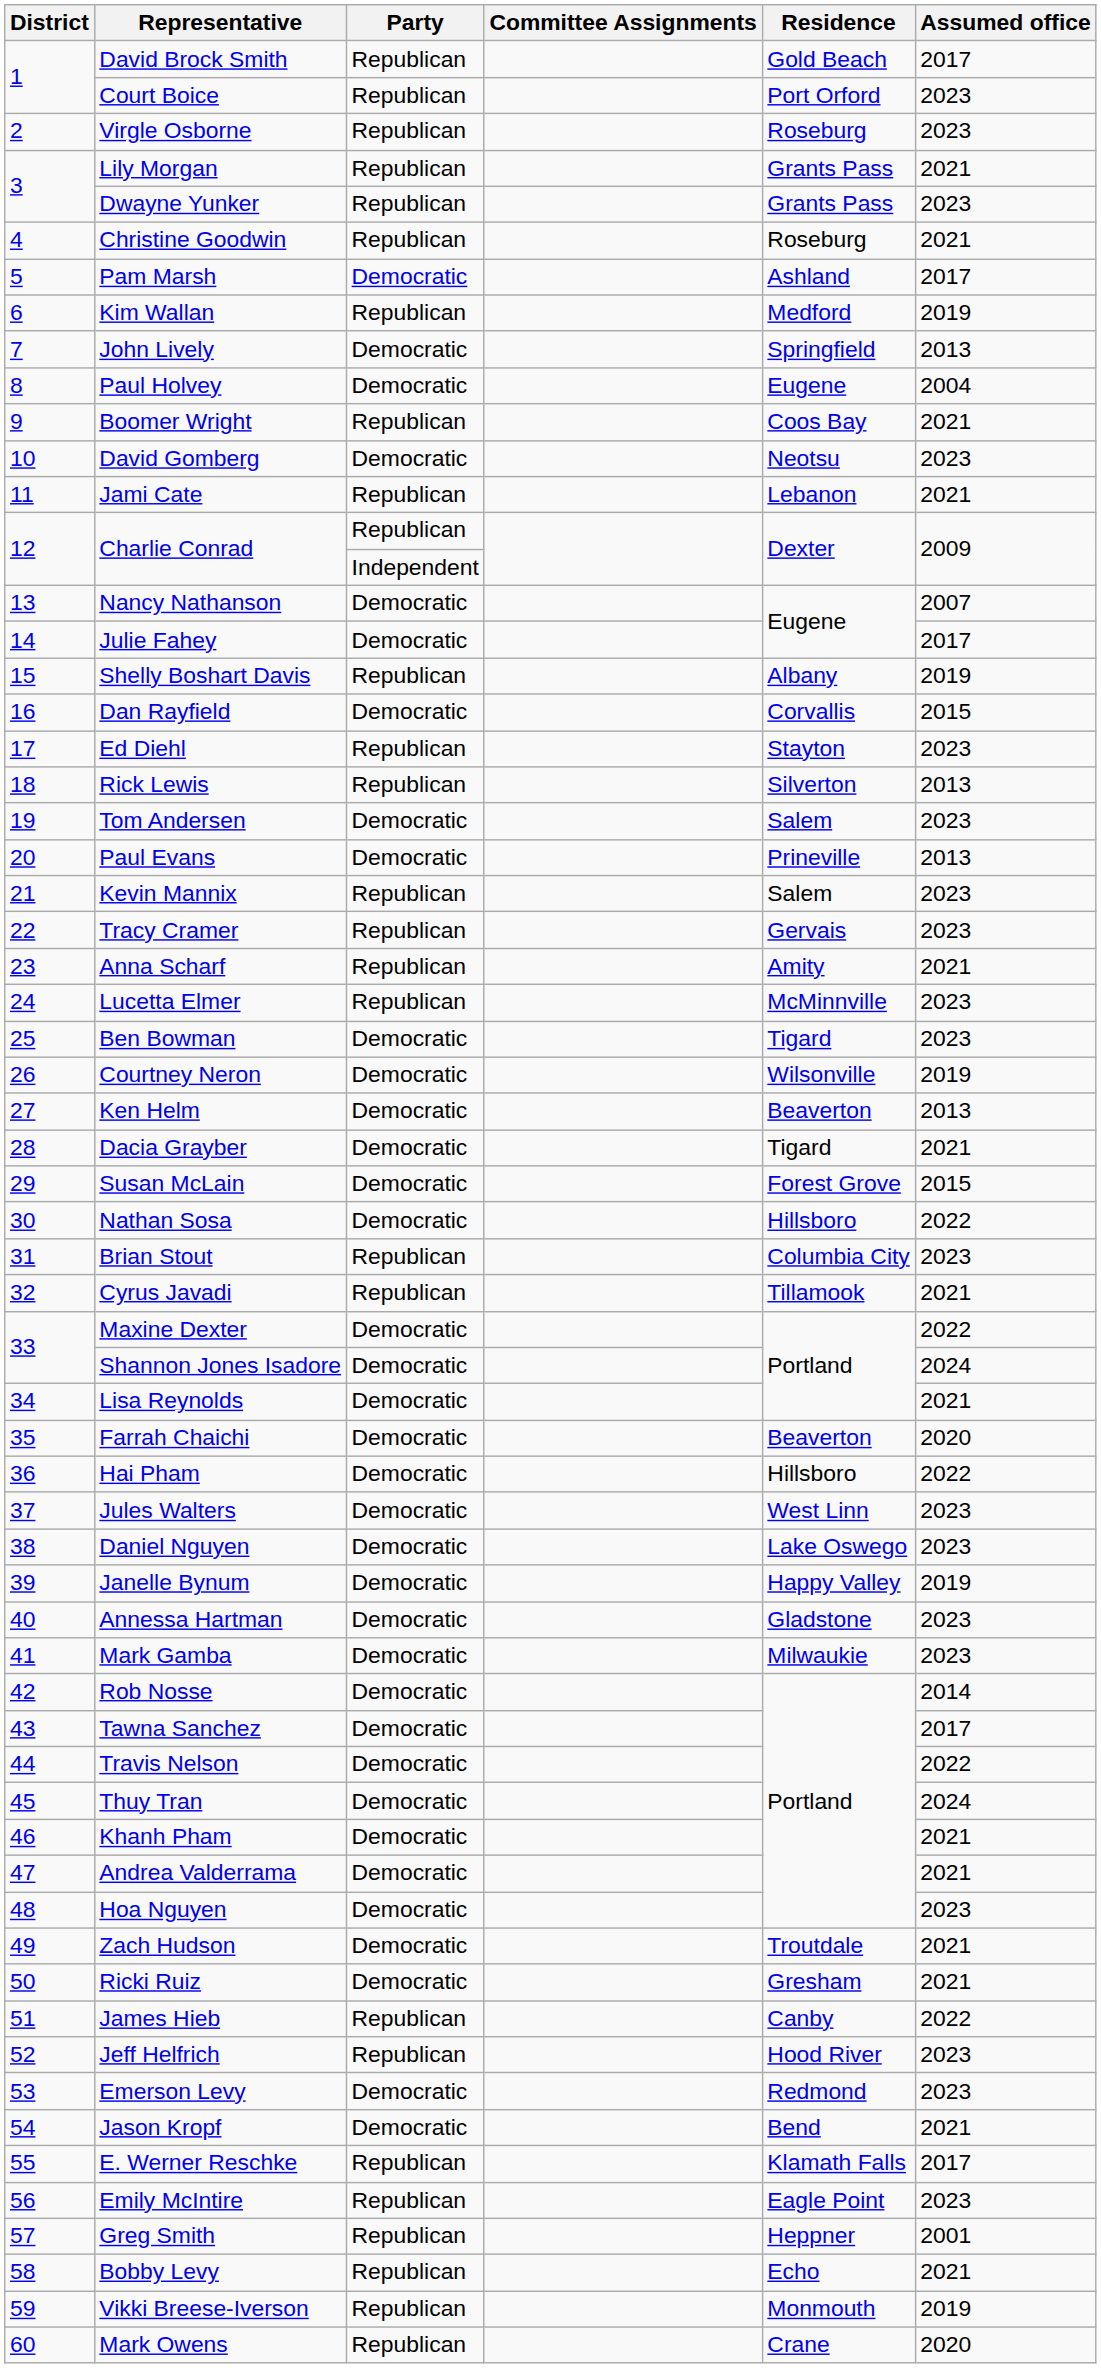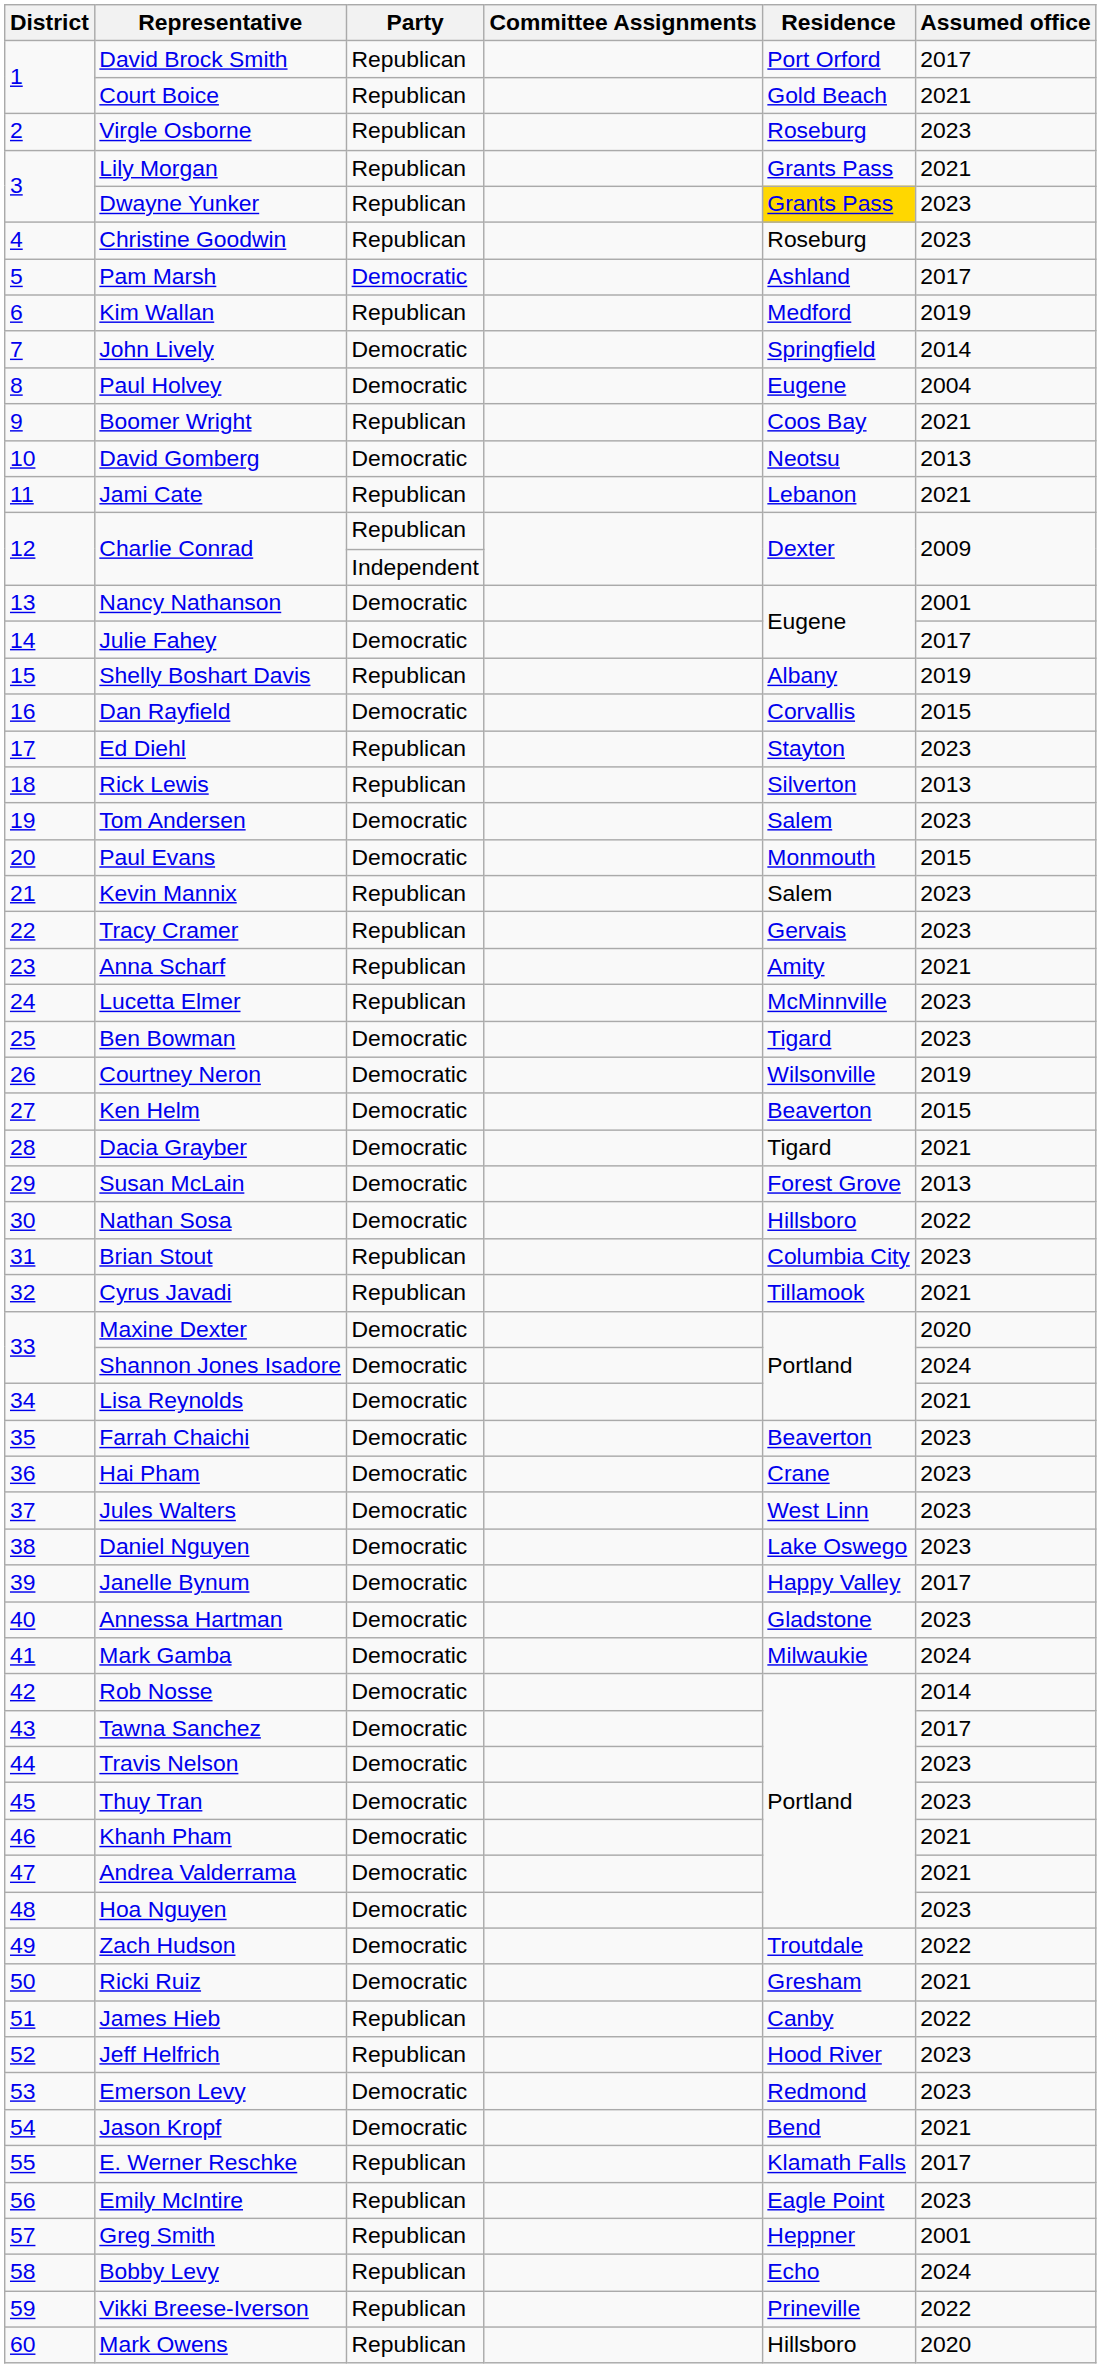(827, 58) Gold Beach -> (824, 58) Port Orford
(824, 95) Port Orford -> (827, 95) Gold Beach
(946, 95) 2023 -> (946, 95) 2021
(830, 204) no background -> (830, 204) gold background
(946, 240) 2021 -> (946, 240) 2023
(946, 349) 2013 -> (946, 349) 2014
(946, 458) 2023 -> (946, 458) 2013
(946, 603) 2007 -> (946, 603) 2001
(814, 857) Prineville -> (821, 857) Monmouth
(946, 857) 2013 -> (946, 857) 2015
(946, 1111) 2013 -> (946, 1111) 2015
(946, 1183) 2015 -> (946, 1183) 2013
(946, 1328) 2022 -> (946, 1328) 2020
(946, 1437) 2020 -> (946, 1437) 2023
(812, 1474) Hillsboro -> (799, 1474) Crane
(946, 1474) 2022 -> (946, 1474) 2023
(946, 1582) 2019 -> (946, 1582) 2017
(946, 1655) 2023 -> (946, 1655) 2024
(946, 1764) 2022 -> (946, 1764) 2023
(946, 1800) 2024 -> (946, 1800) 2023
(946, 1945) 2021 -> (946, 1945) 2022
(946, 2272) 2021 -> (946, 2272) 2024
(821, 2308) Monmouth -> (814, 2308) Prineville
(946, 2308) 2019 -> (946, 2308) 2022
(799, 2344) Crane -> (812, 2344) Hillsboro
